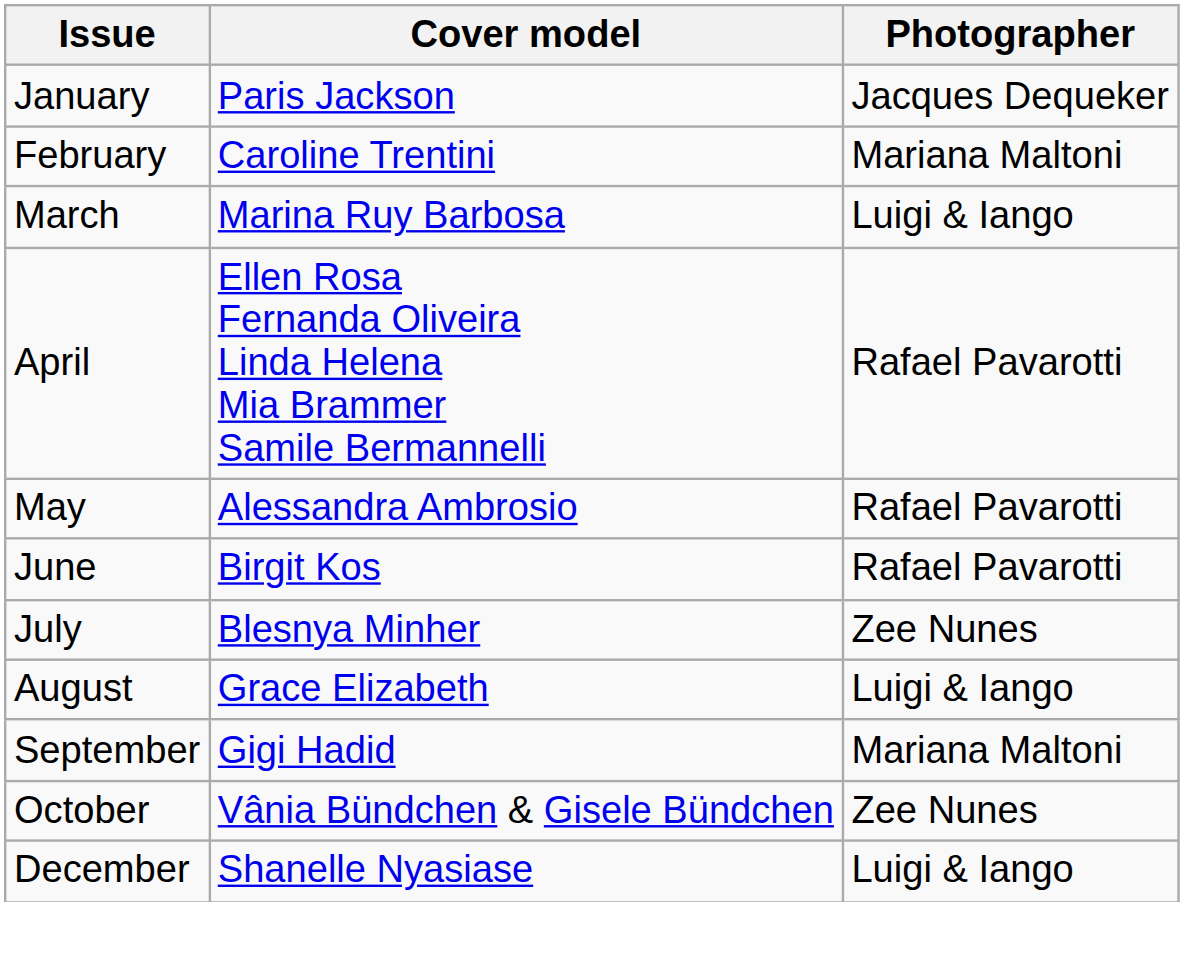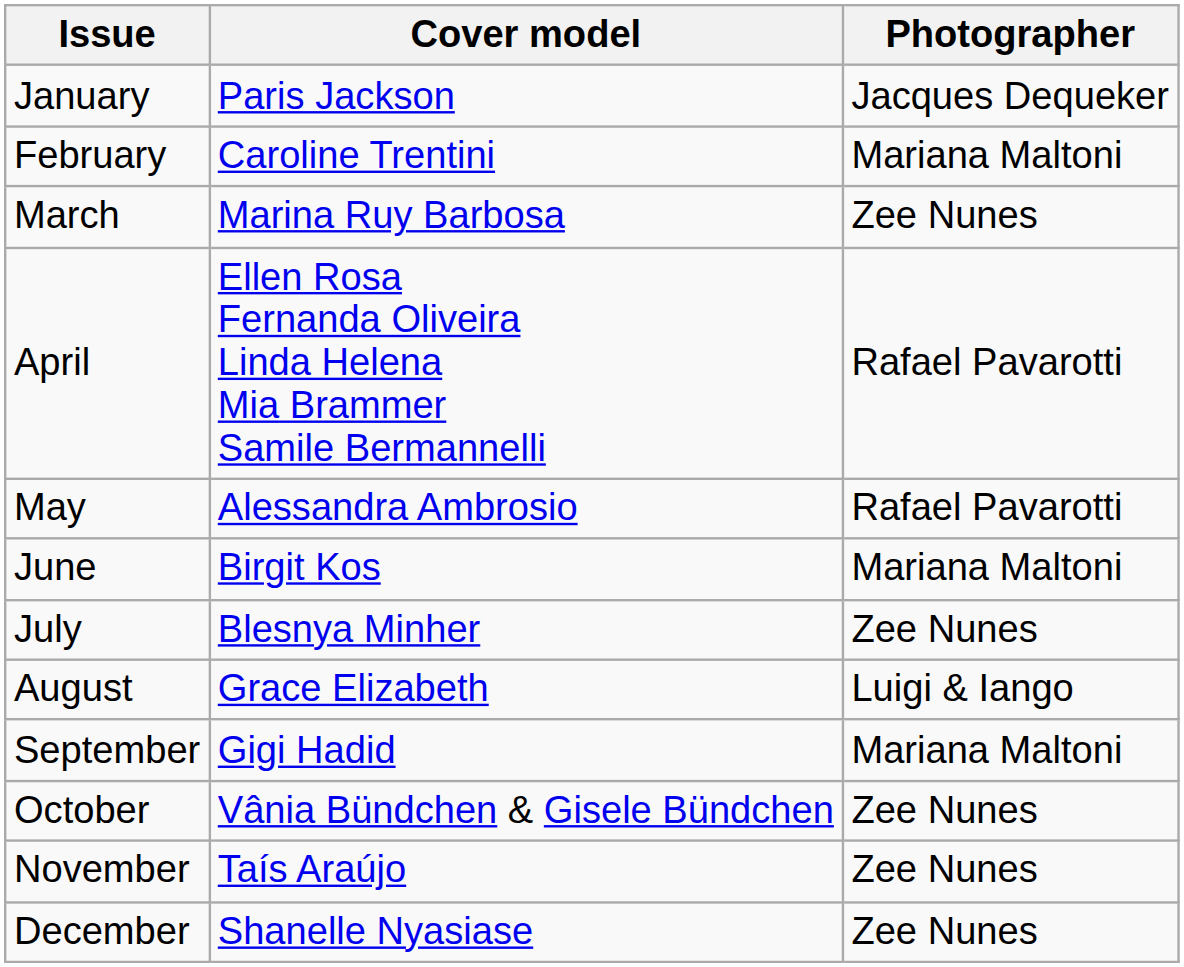(963, 215) Luigi & Iango -> (945, 215) Zee Nunes
(987, 568) Rafael Pavarotti -> (987, 568) Mariana Maltoni
+ row: (102, 870)
(963, 870) Luigi & Iango -> (945, 930) Zee Nunes
